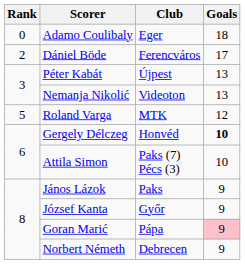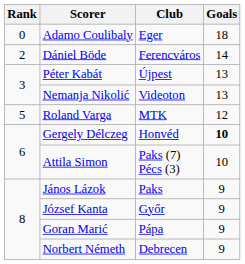(222, 54) 17 -> (222, 54) 14
(222, 229) pink background -> (222, 229) no background
